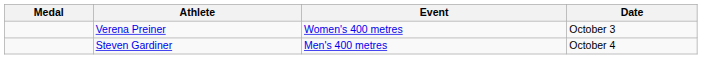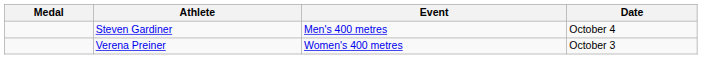rows swapped: (134, 46) <-> (131, 30)
